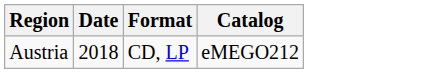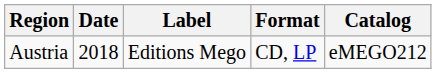+ column: (187, 20)
